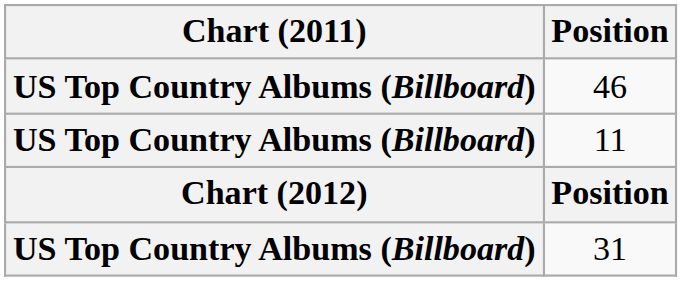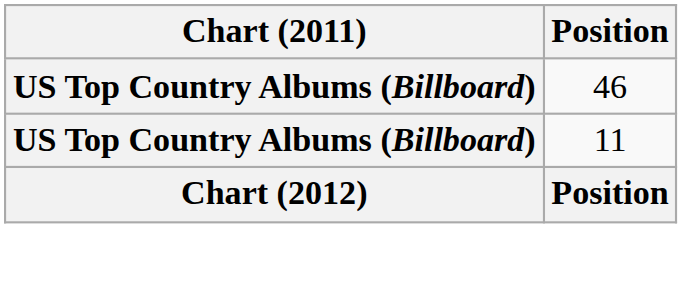- row: (610, 247)
